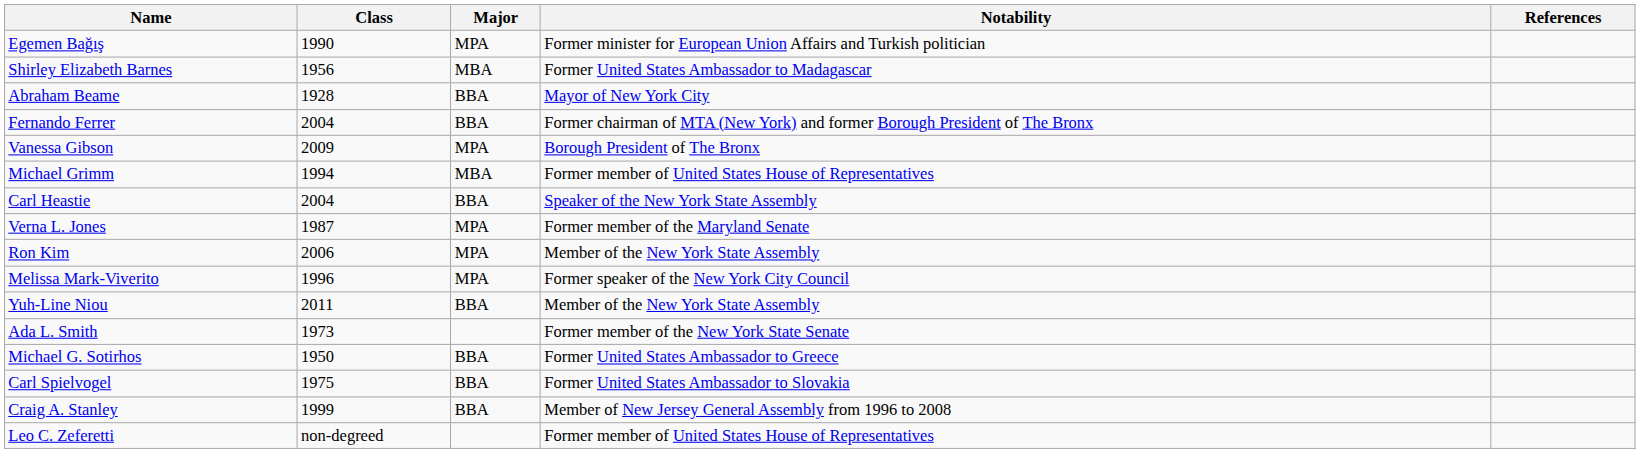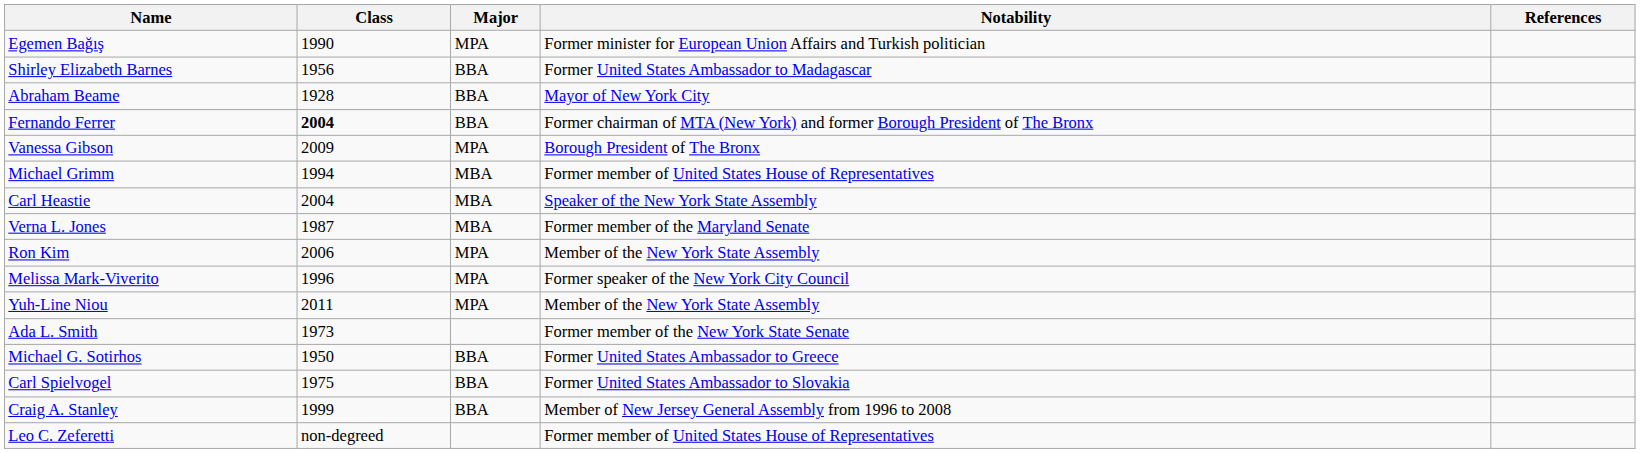(474, 69) MBA -> (472, 69) BBA
(318, 122) normal -> (318, 122) bold
(472, 200) BBA -> (474, 200) MBA
(472, 226) MPA -> (474, 226) MBA
(472, 305) BBA -> (472, 305) MPA
